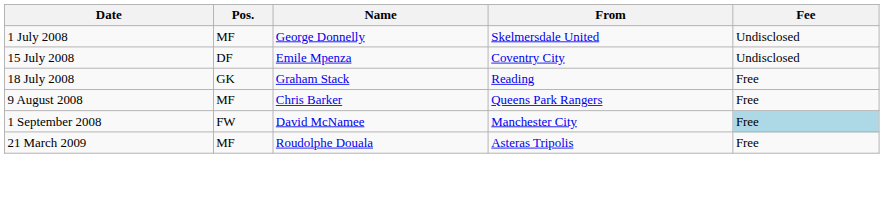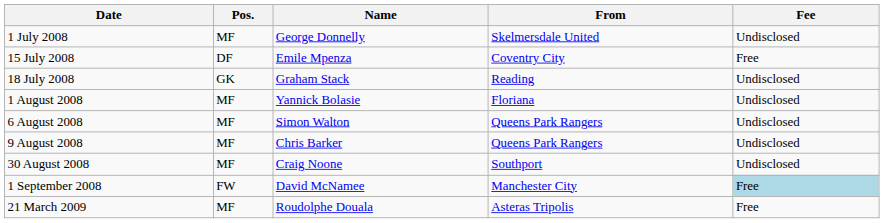(768, 57) Undisclosed -> (747, 57) Free
(747, 79) Free -> (768, 79) Undisclosed
+ row: (45, 100)
+ row: (45, 121)
(747, 100) Free -> (768, 143) Undisclosed
+ row: (48, 164)
